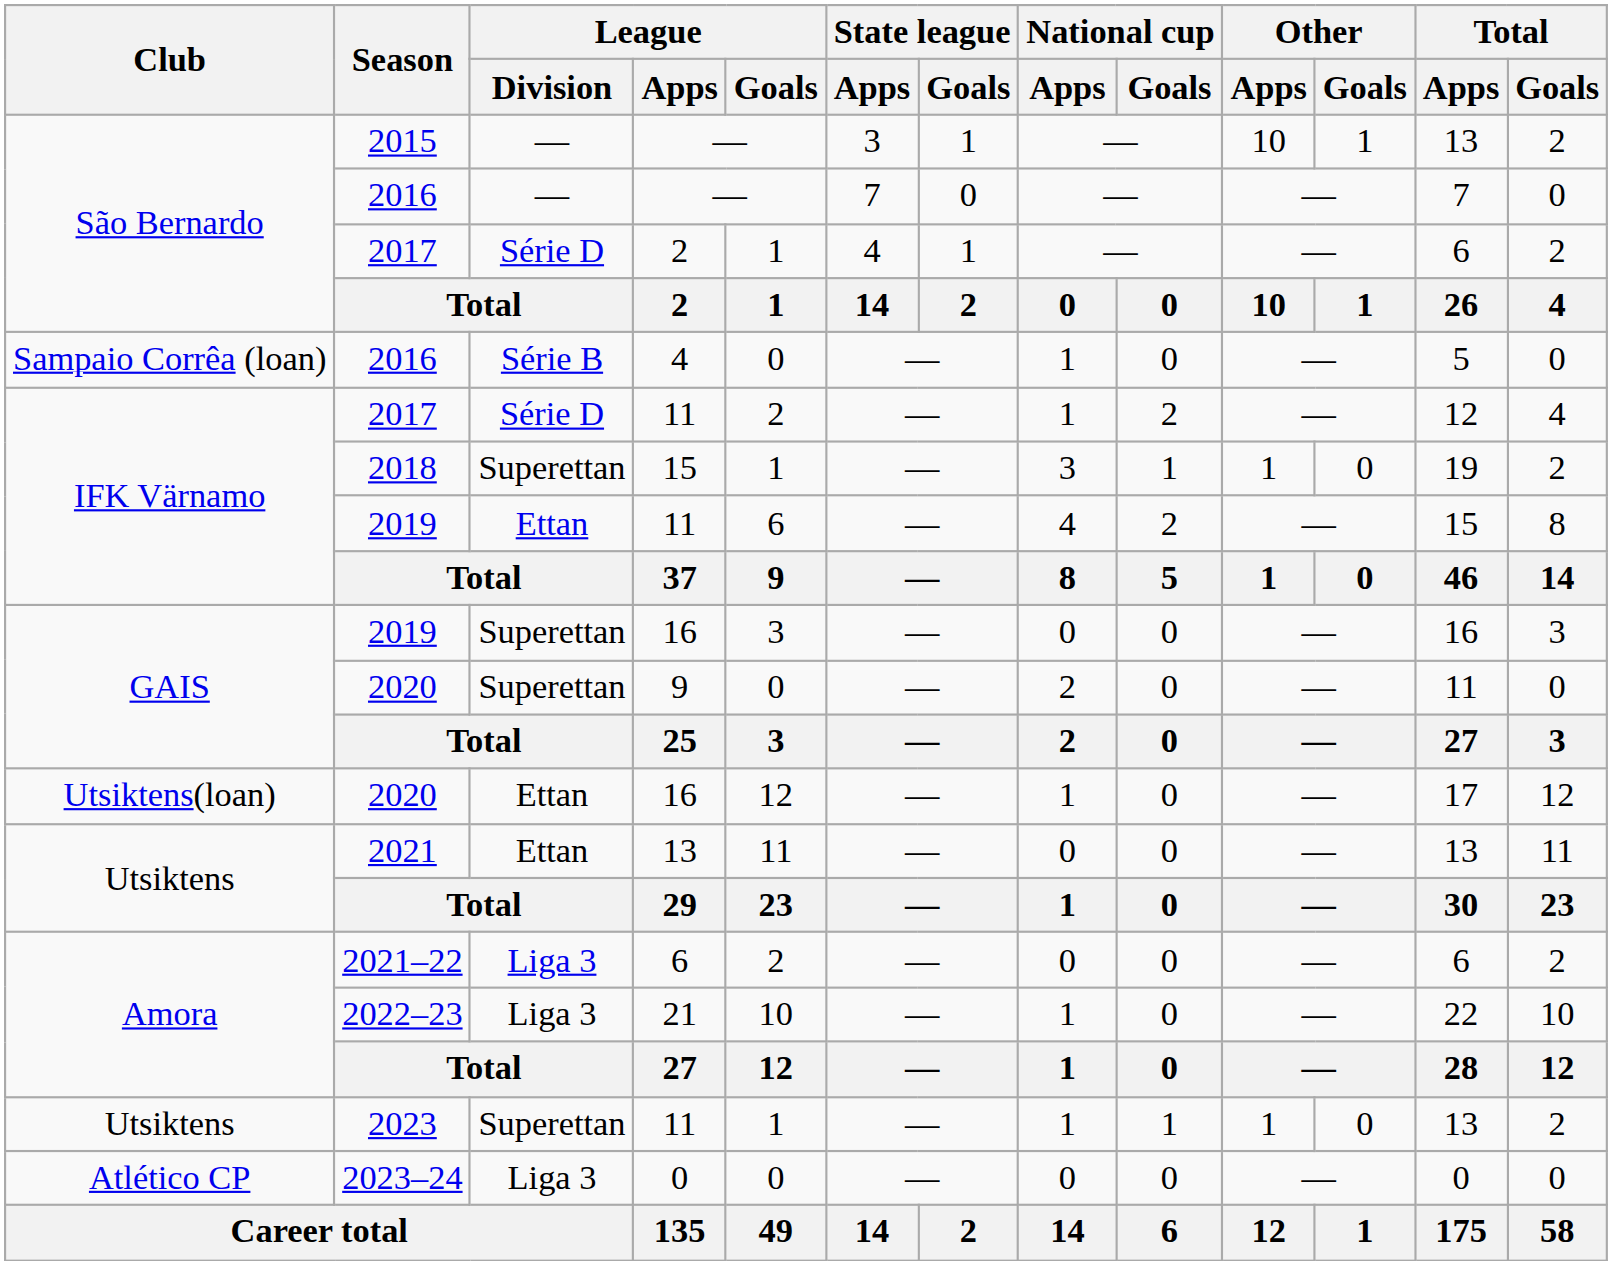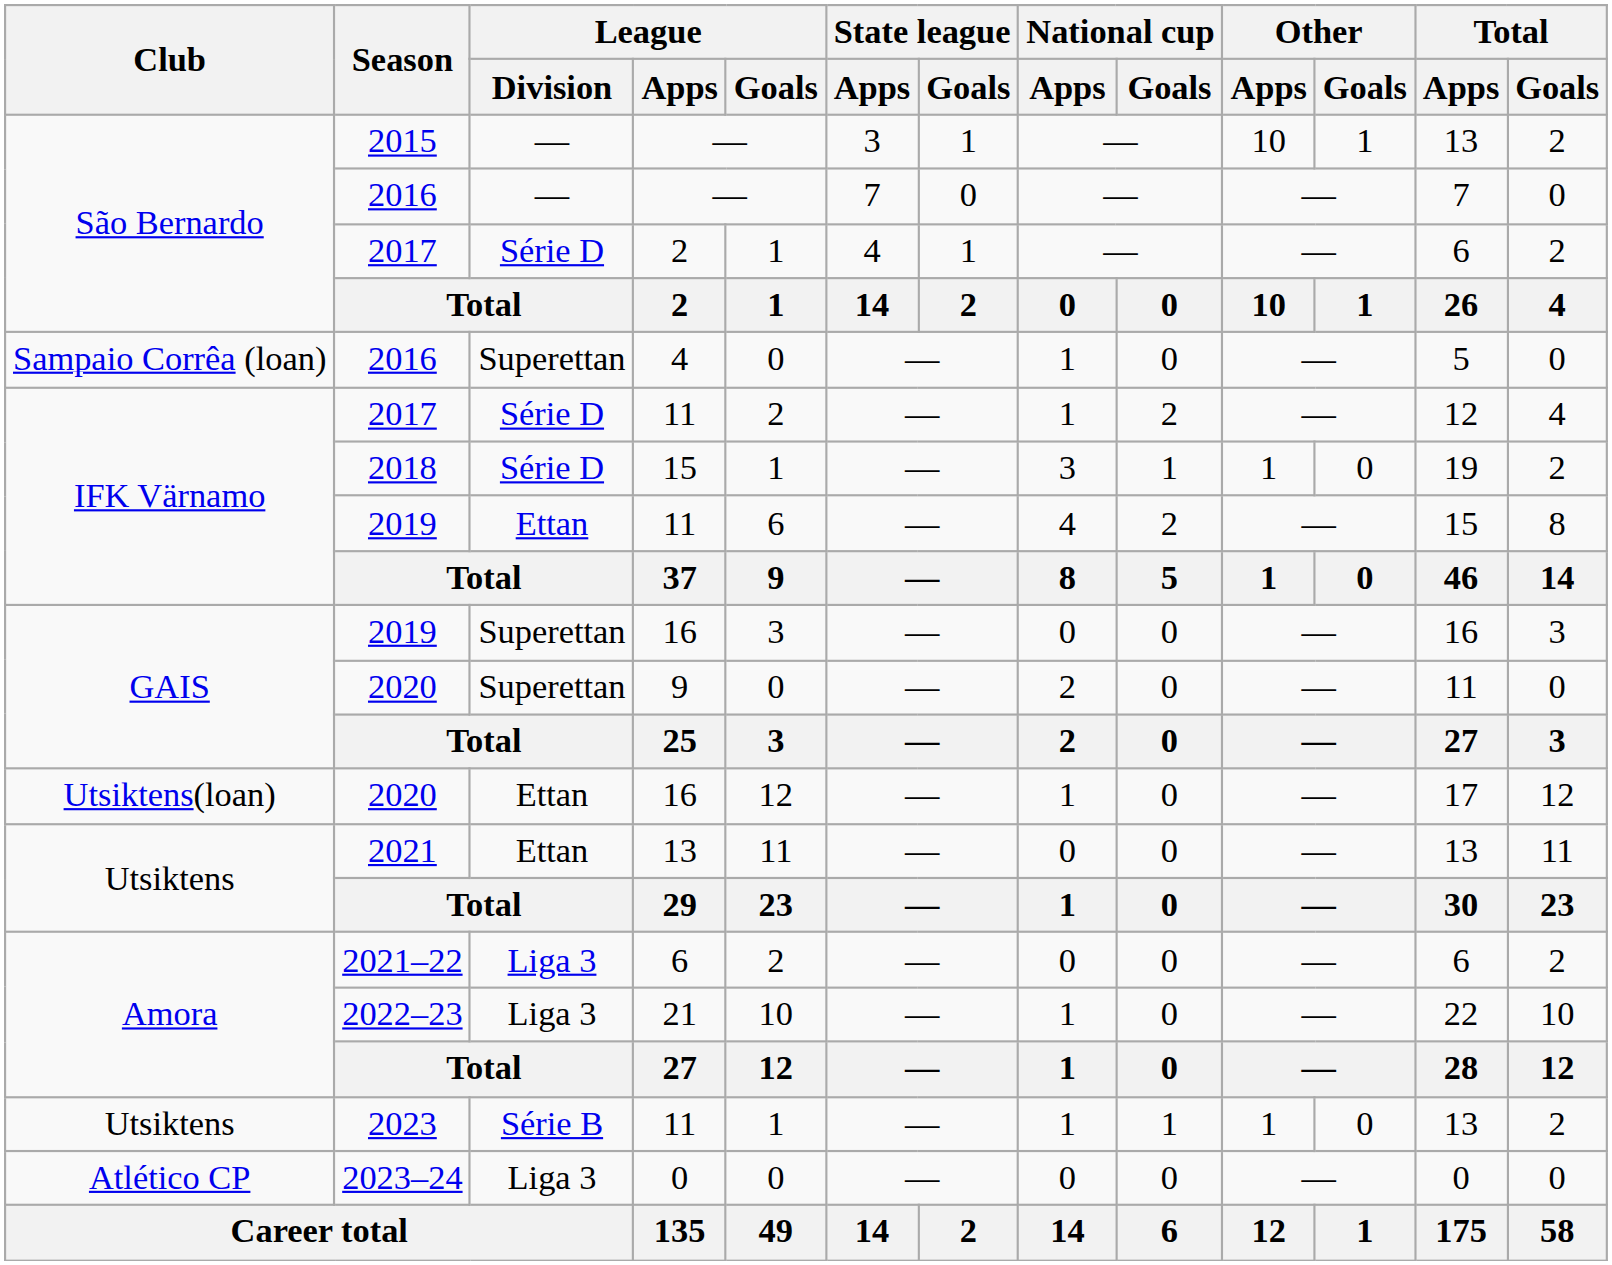(552, 359) Série B -> (552, 359) Superettan
(552, 468) Superettan -> (552, 468) Série D
(552, 1122) Superettan -> (552, 1122) Série B
